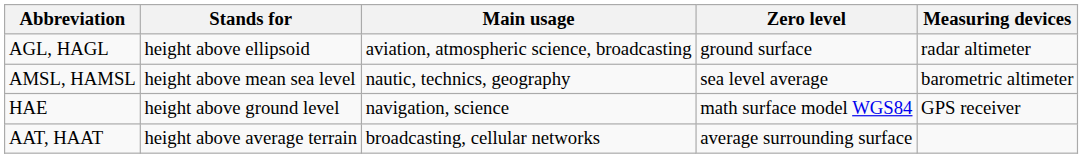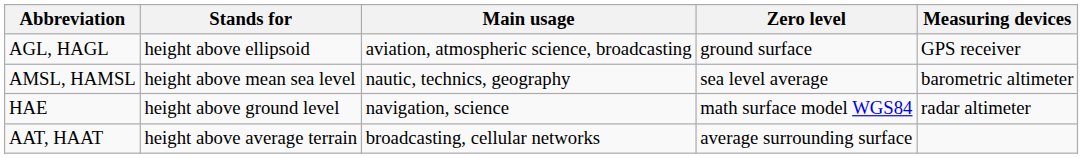(976, 49) radar altimeter -> (971, 49) GPS receiver
(971, 108) GPS receiver -> (976, 108) radar altimeter
